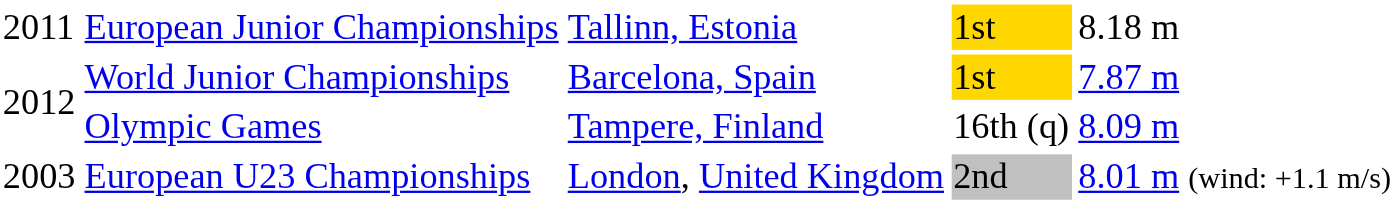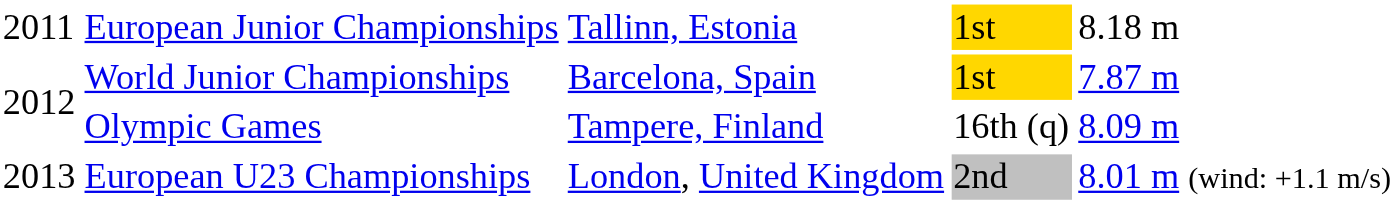(39, 176) 2003 -> (39, 176) 2013
